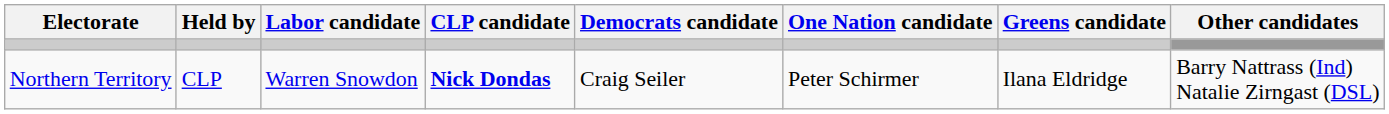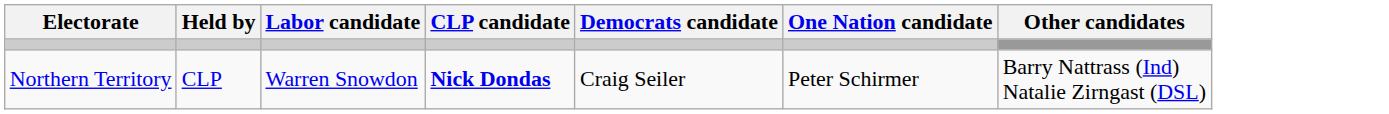- column: (1084, 21)
